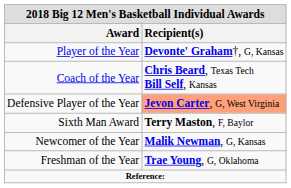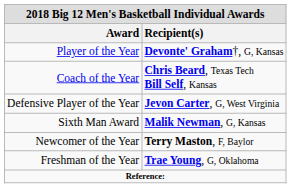(212, 103) lightsalmon background -> (212, 103) no background
(199, 122) Terry Maston, F, Baylor -> (205, 122) Malik Newman, G, Kansas
(205, 141) Malik Newman, G, Kansas -> (199, 141) Terry Maston, F, Baylor
